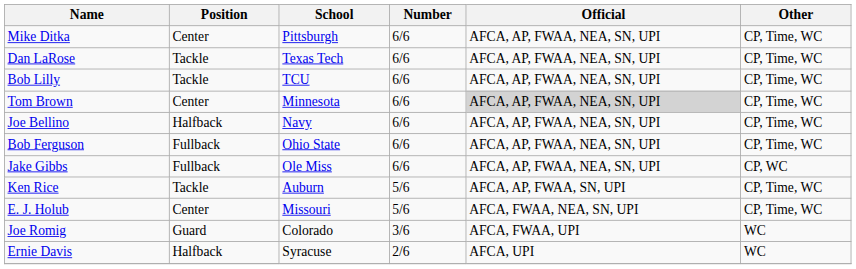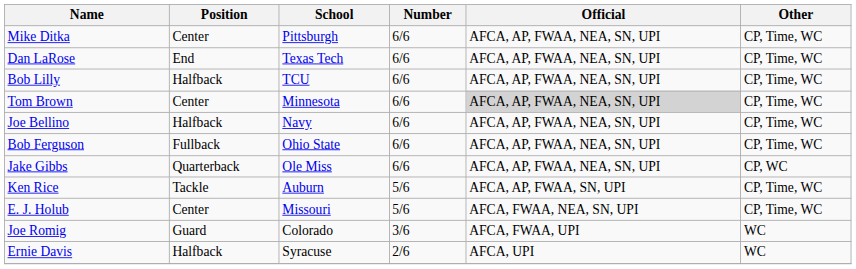(190, 58) Tackle -> (183, 58) End
(190, 79) Tackle -> (197, 79) Halfback
(196, 166) Fullback -> (206, 166) Quarterback
